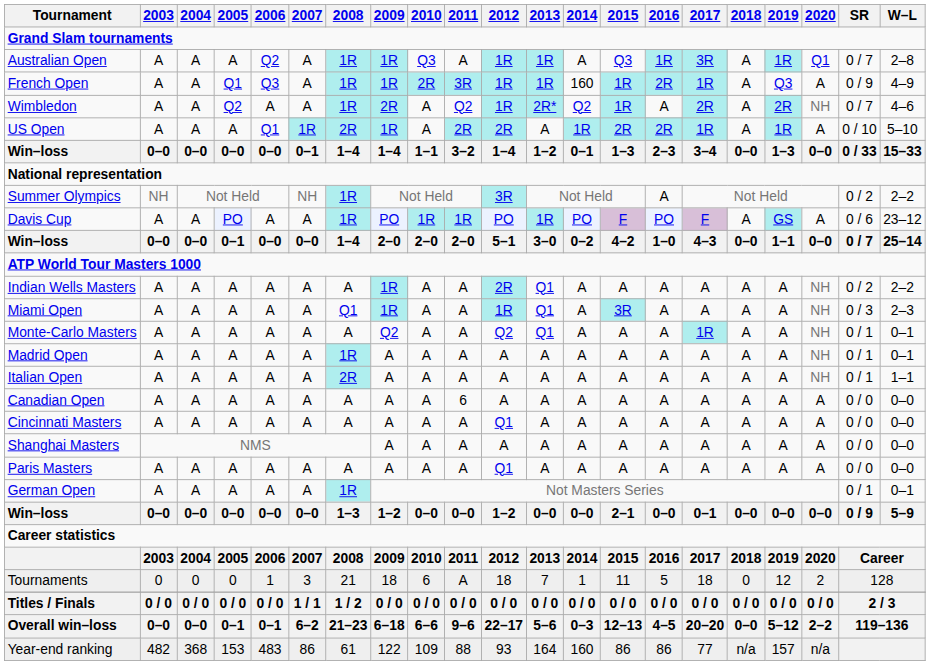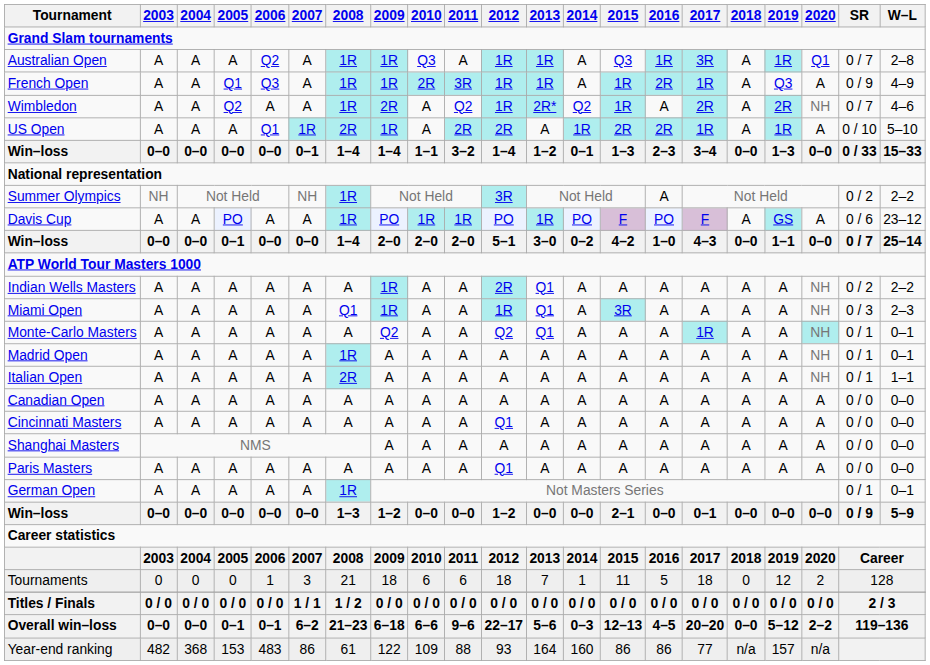(582, 84) 160 -> (582, 84) A
(820, 332) no background -> (820, 332) paleturquoise background
(463, 400) 6 -> (463, 400) A
(463, 581) A -> (463, 581) 6
